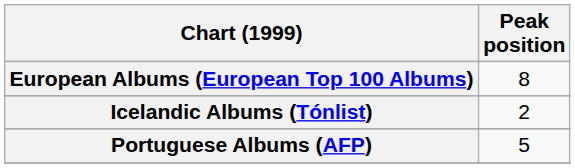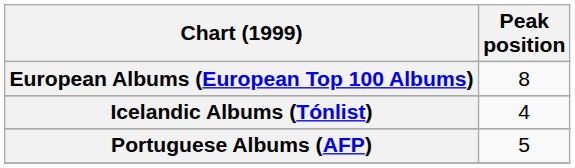(524, 111) 2 -> (524, 111) 4
